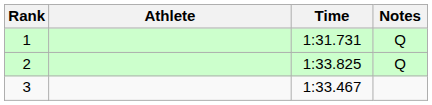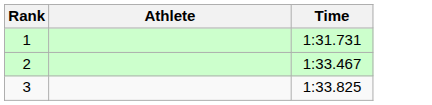- column: (400, 16)
(332, 64) 1:33.825 -> (332, 64) 1:33.467
(332, 87) 1:33.467 -> (332, 87) 1:33.825
